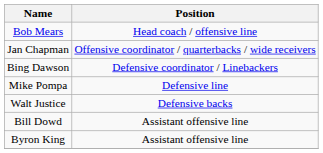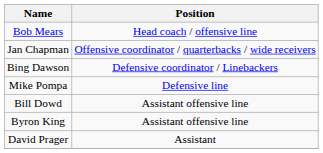- row: (38, 103)
+ row: (38, 139)
